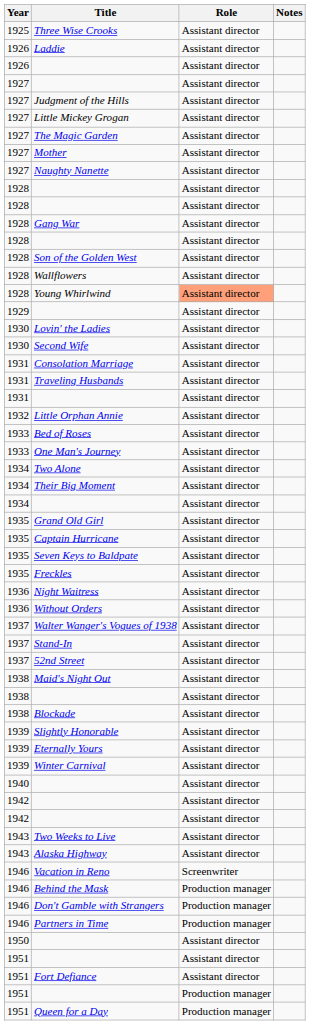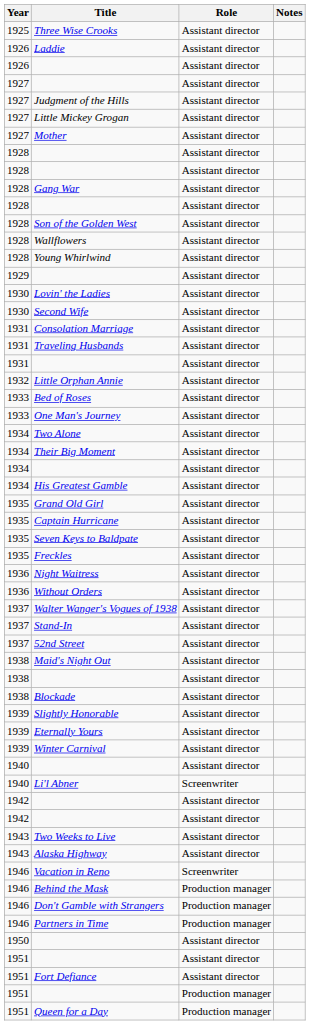- row: (18, 135)
- row: (18, 170)
(221, 293) lightsalmon background -> (221, 258) no background
+ row: (18, 485)
+ row: (18, 783)
